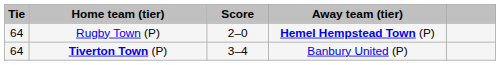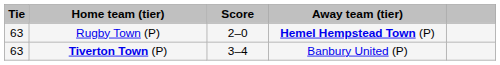(17, 33) 64 -> (17, 33) 63
(17, 51) 64 -> (17, 51) 63
